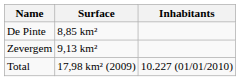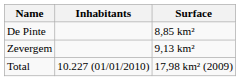columns swapped: (96, 13) <-> (187, 13)
